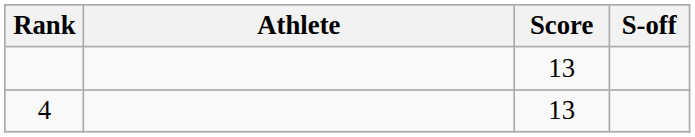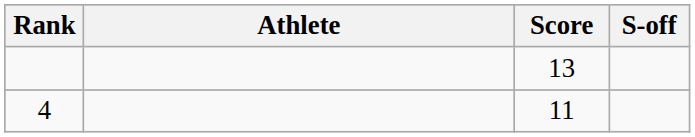(562, 110) 13 -> (562, 110) 11
